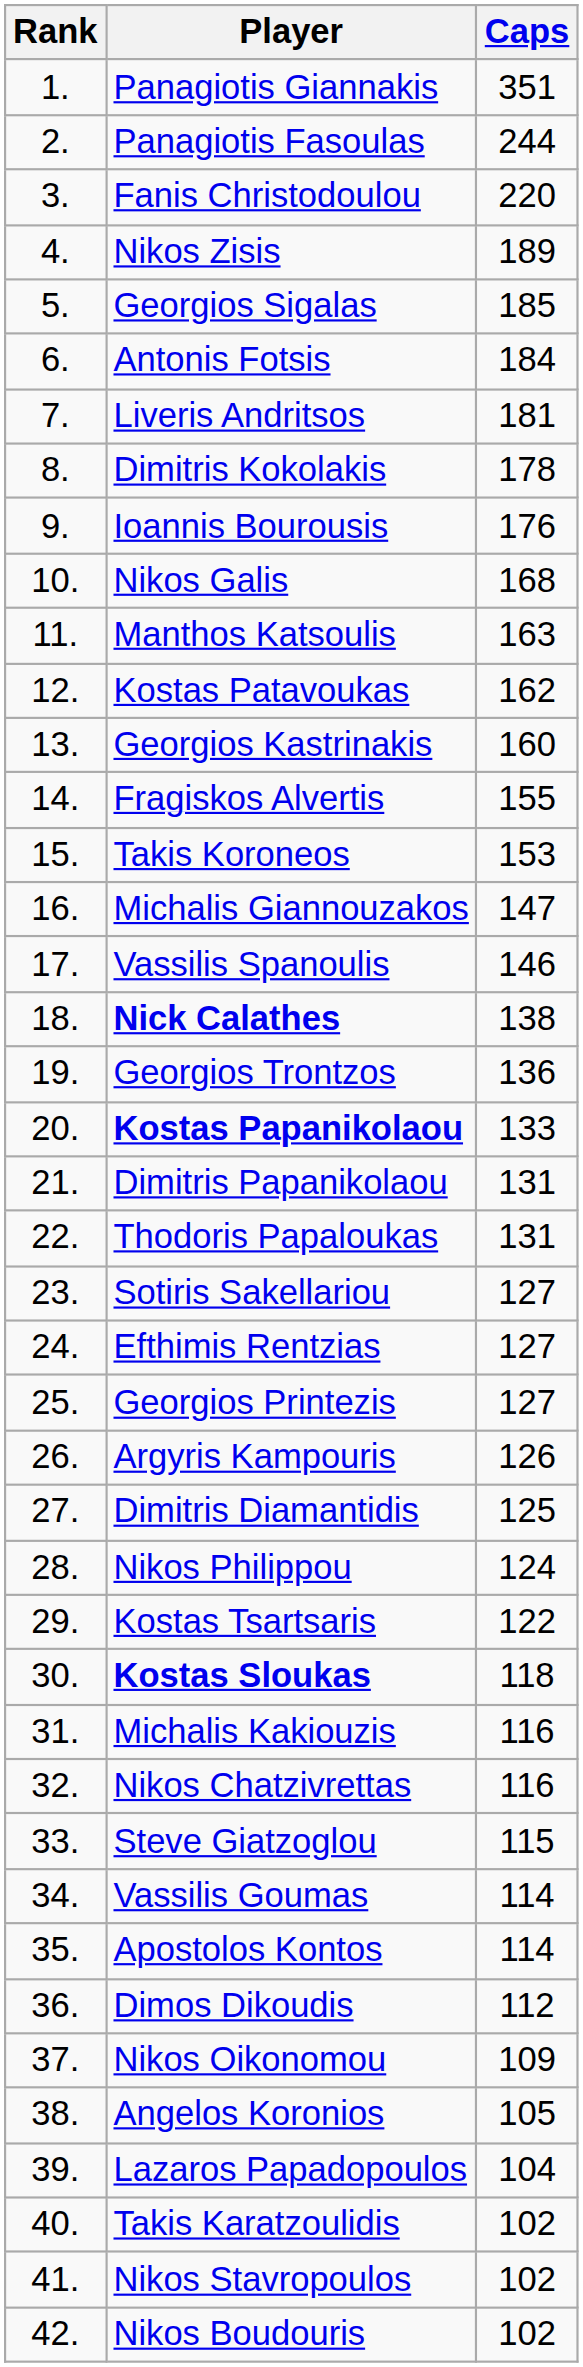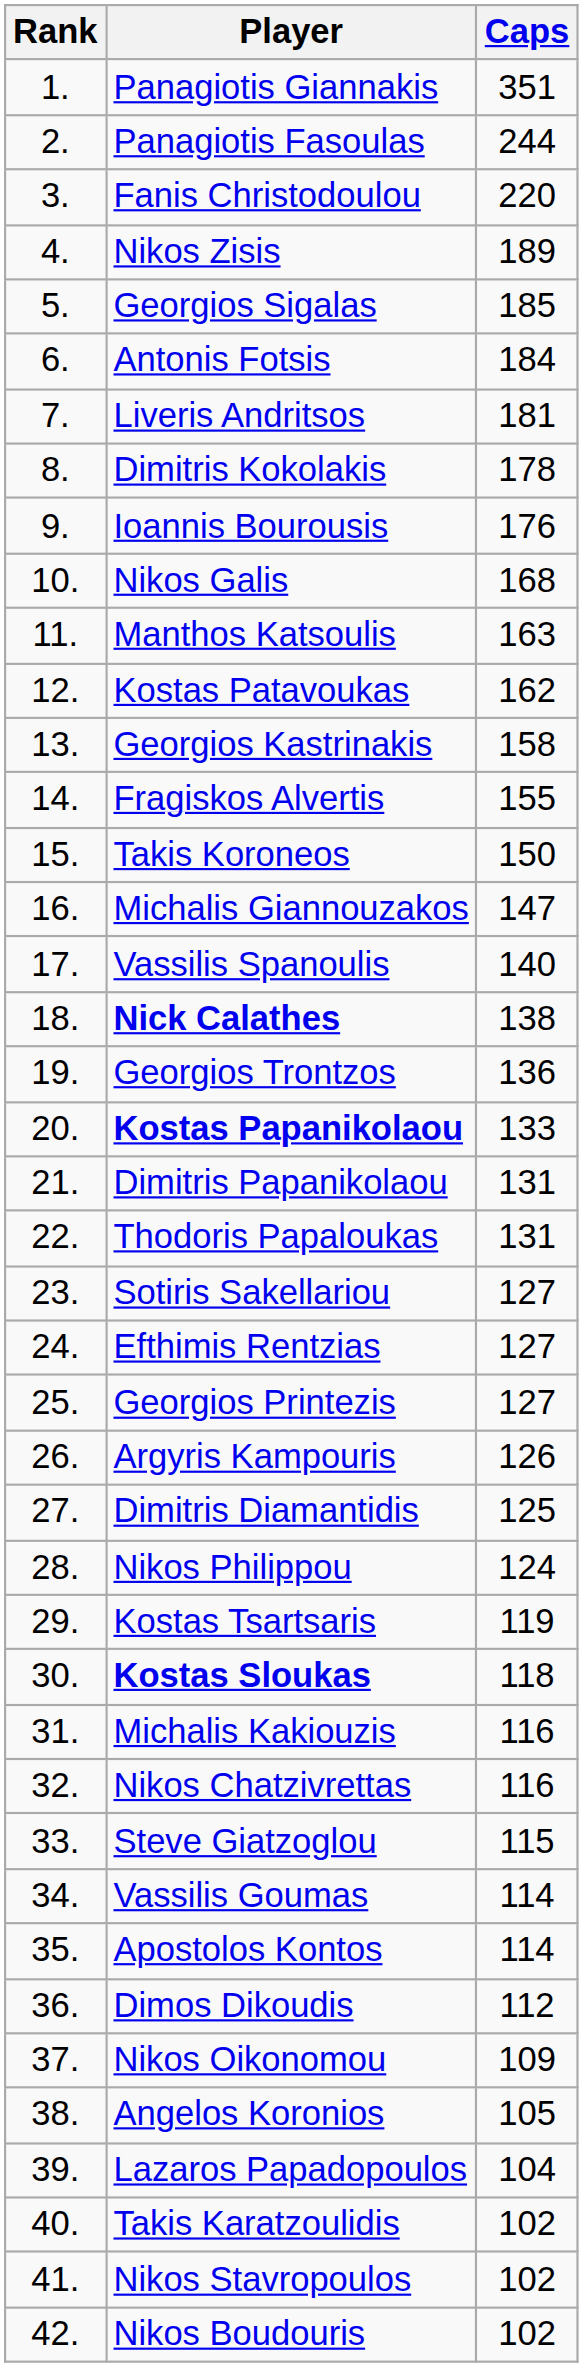(527, 744) 160 -> (527, 744) 158
(527, 854) 153 -> (527, 854) 150
(527, 963) 146 -> (527, 963) 140
(527, 1621) 122 -> (527, 1621) 119
